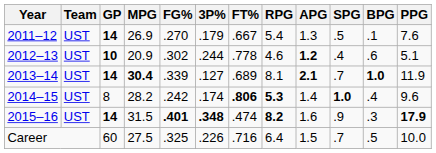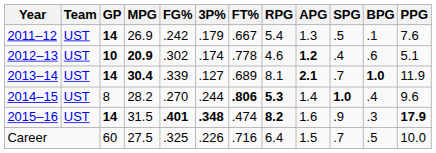(176, 35) .270 -> (176, 35) .242
(140, 55) normal -> (140, 55) bold
(211, 55) .244 -> (211, 55) .174
(176, 96) .242 -> (176, 96) .270
(211, 96) .174 -> (211, 96) .244
